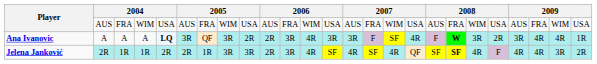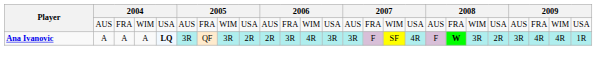- row: (34, 51)
